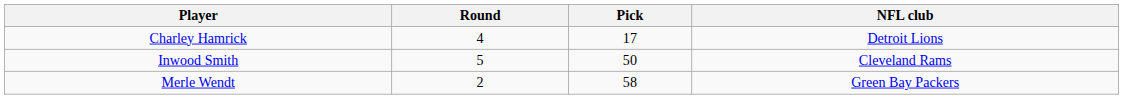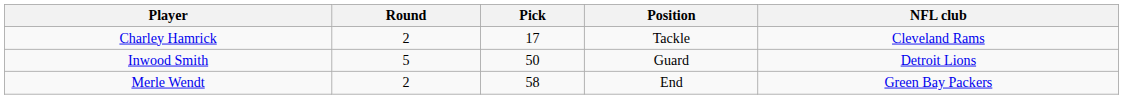+ column: (671, 15)
(480, 37) 4 -> (406, 37) 2
(905, 37) Detroit Lions -> (938, 37) Cleveland Rams
(905, 60) Cleveland Rams -> (938, 60) Detroit Lions
